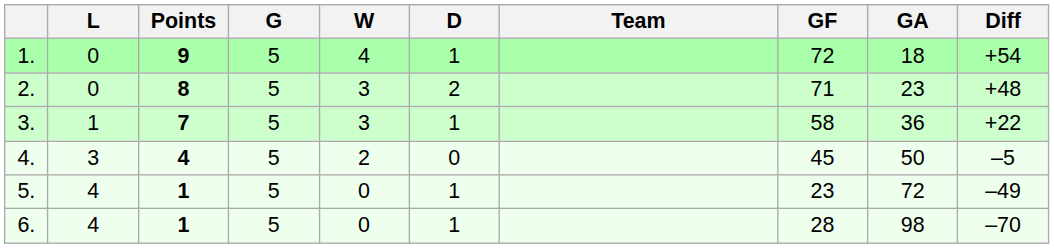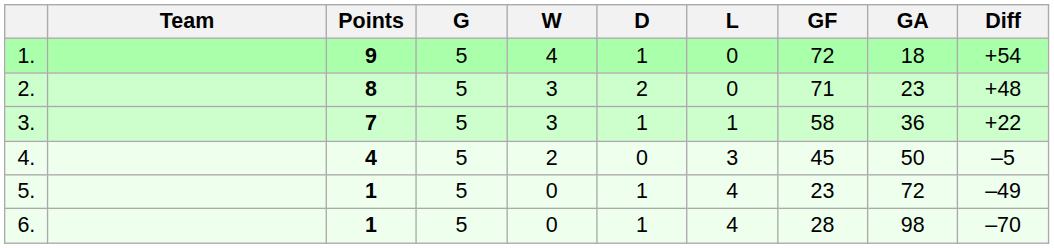columns swapped: (638, 21) <-> (93, 21)
